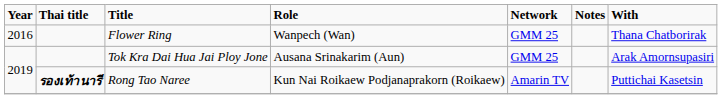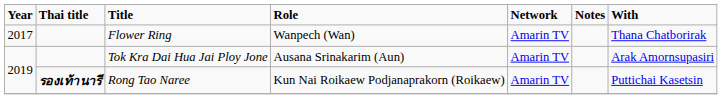(20, 35) 2016 -> (20, 35) 2017
(534, 35) GMM 25 -> (540, 35) Amarin TV
(534, 56) GMM 25 -> (540, 56) Amarin TV
